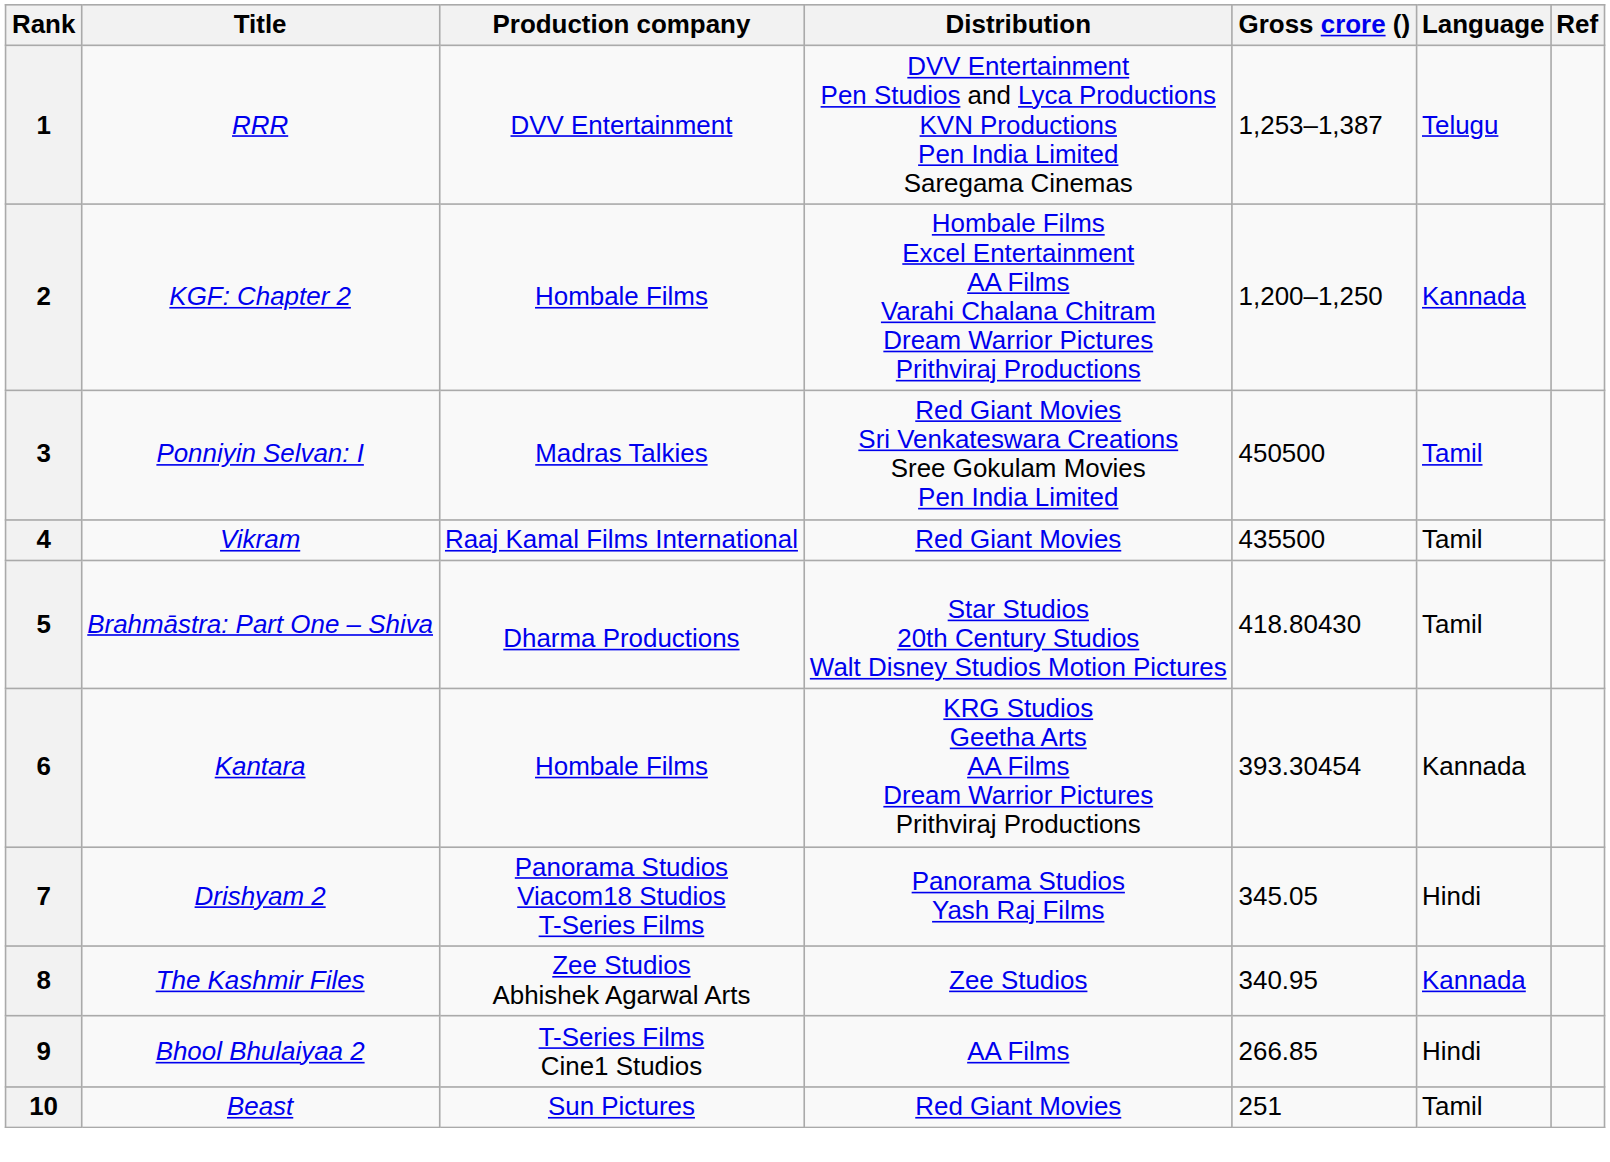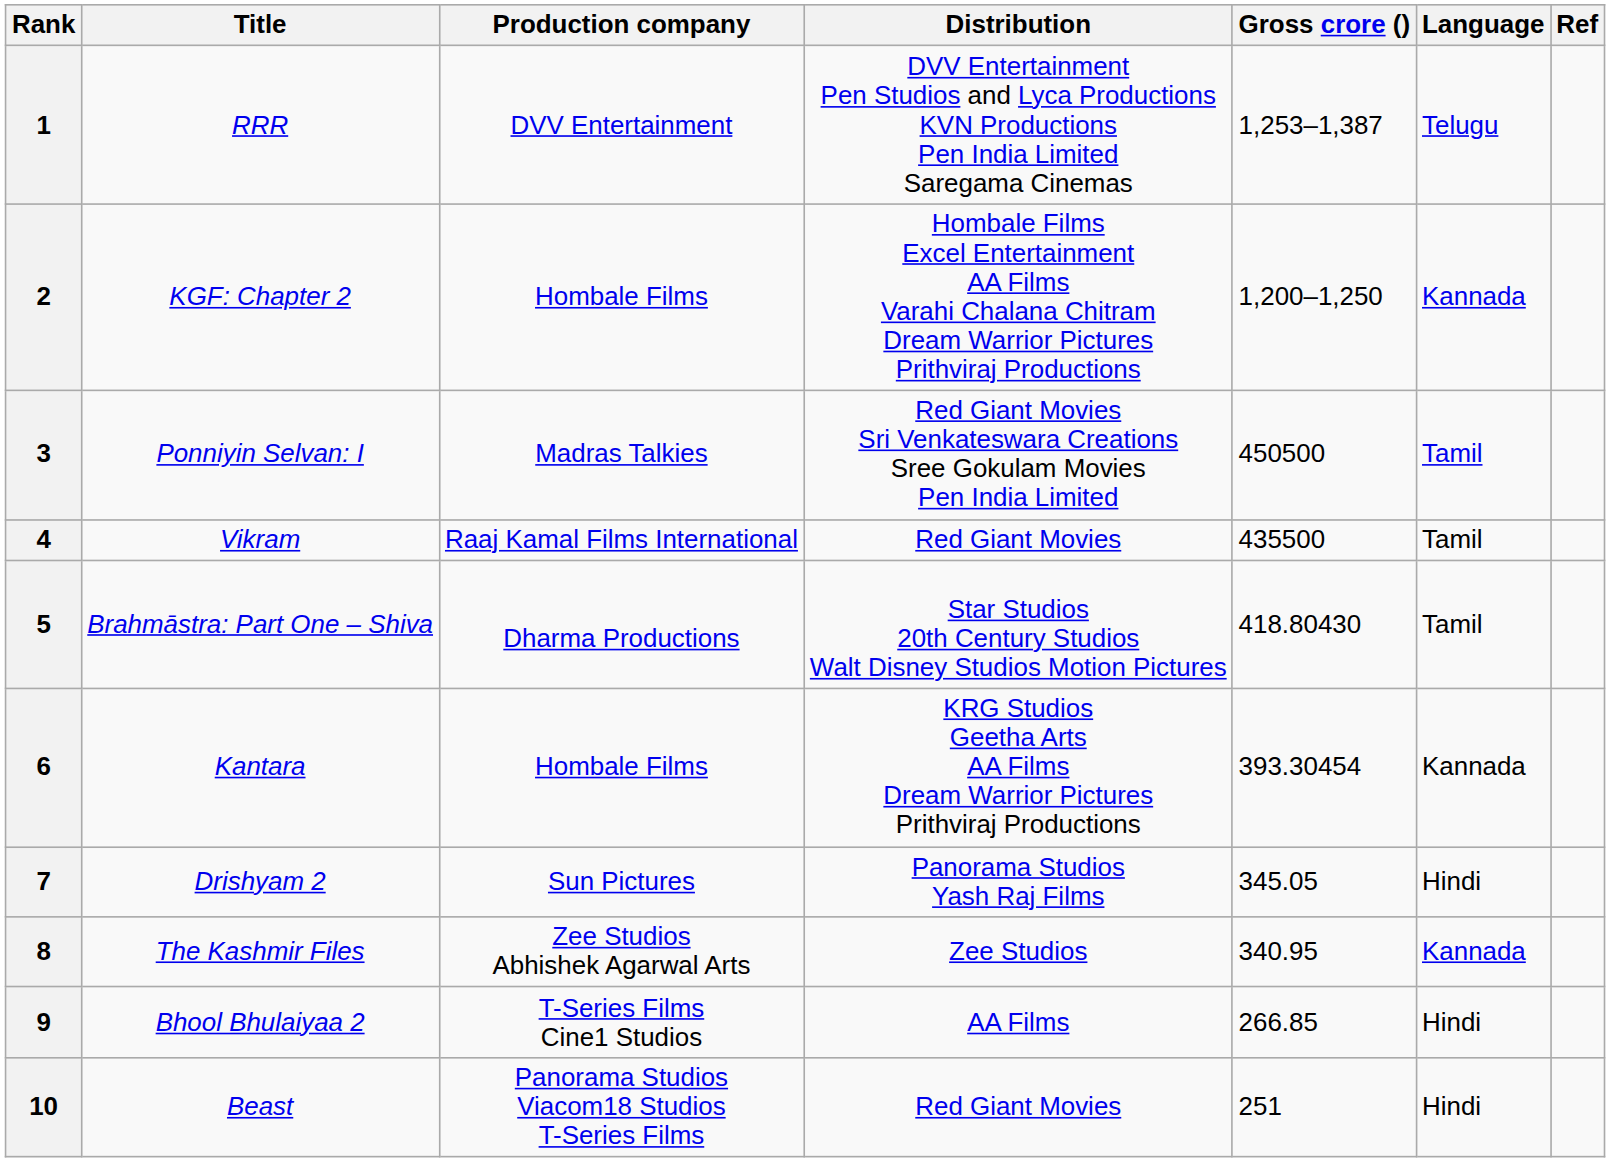(621, 896) Panorama Studios Viacom18 Studios T-Series Films -> (621, 881) Sun Pictures
(621, 1106) Sun Pictures -> (621, 1106) Panorama Studios Viacom18 Studios T-Series Films
(1452, 1106) Tamil -> (1452, 1106) Hindi
